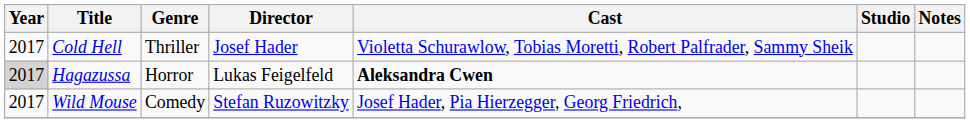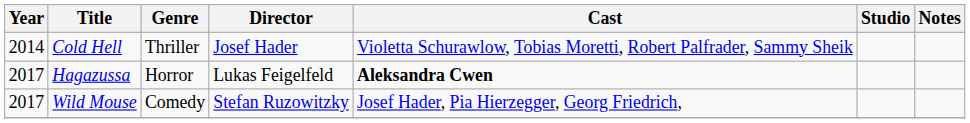(26, 46) 2017 -> (26, 46) 2014
(26, 74) lightgrey background -> (26, 74) no background
